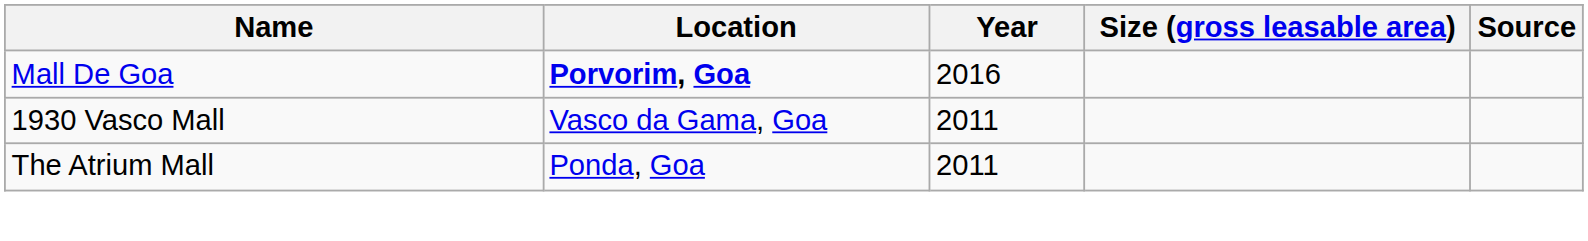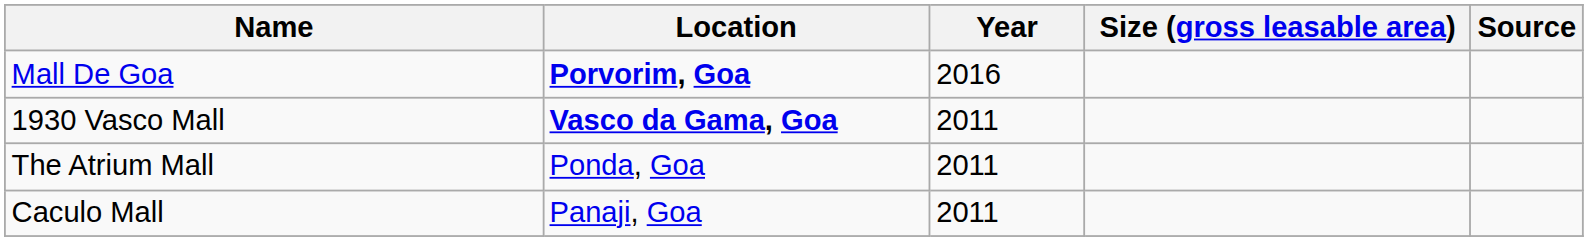(688, 119) normal -> (694, 119) bold
+ row: (88, 212)
